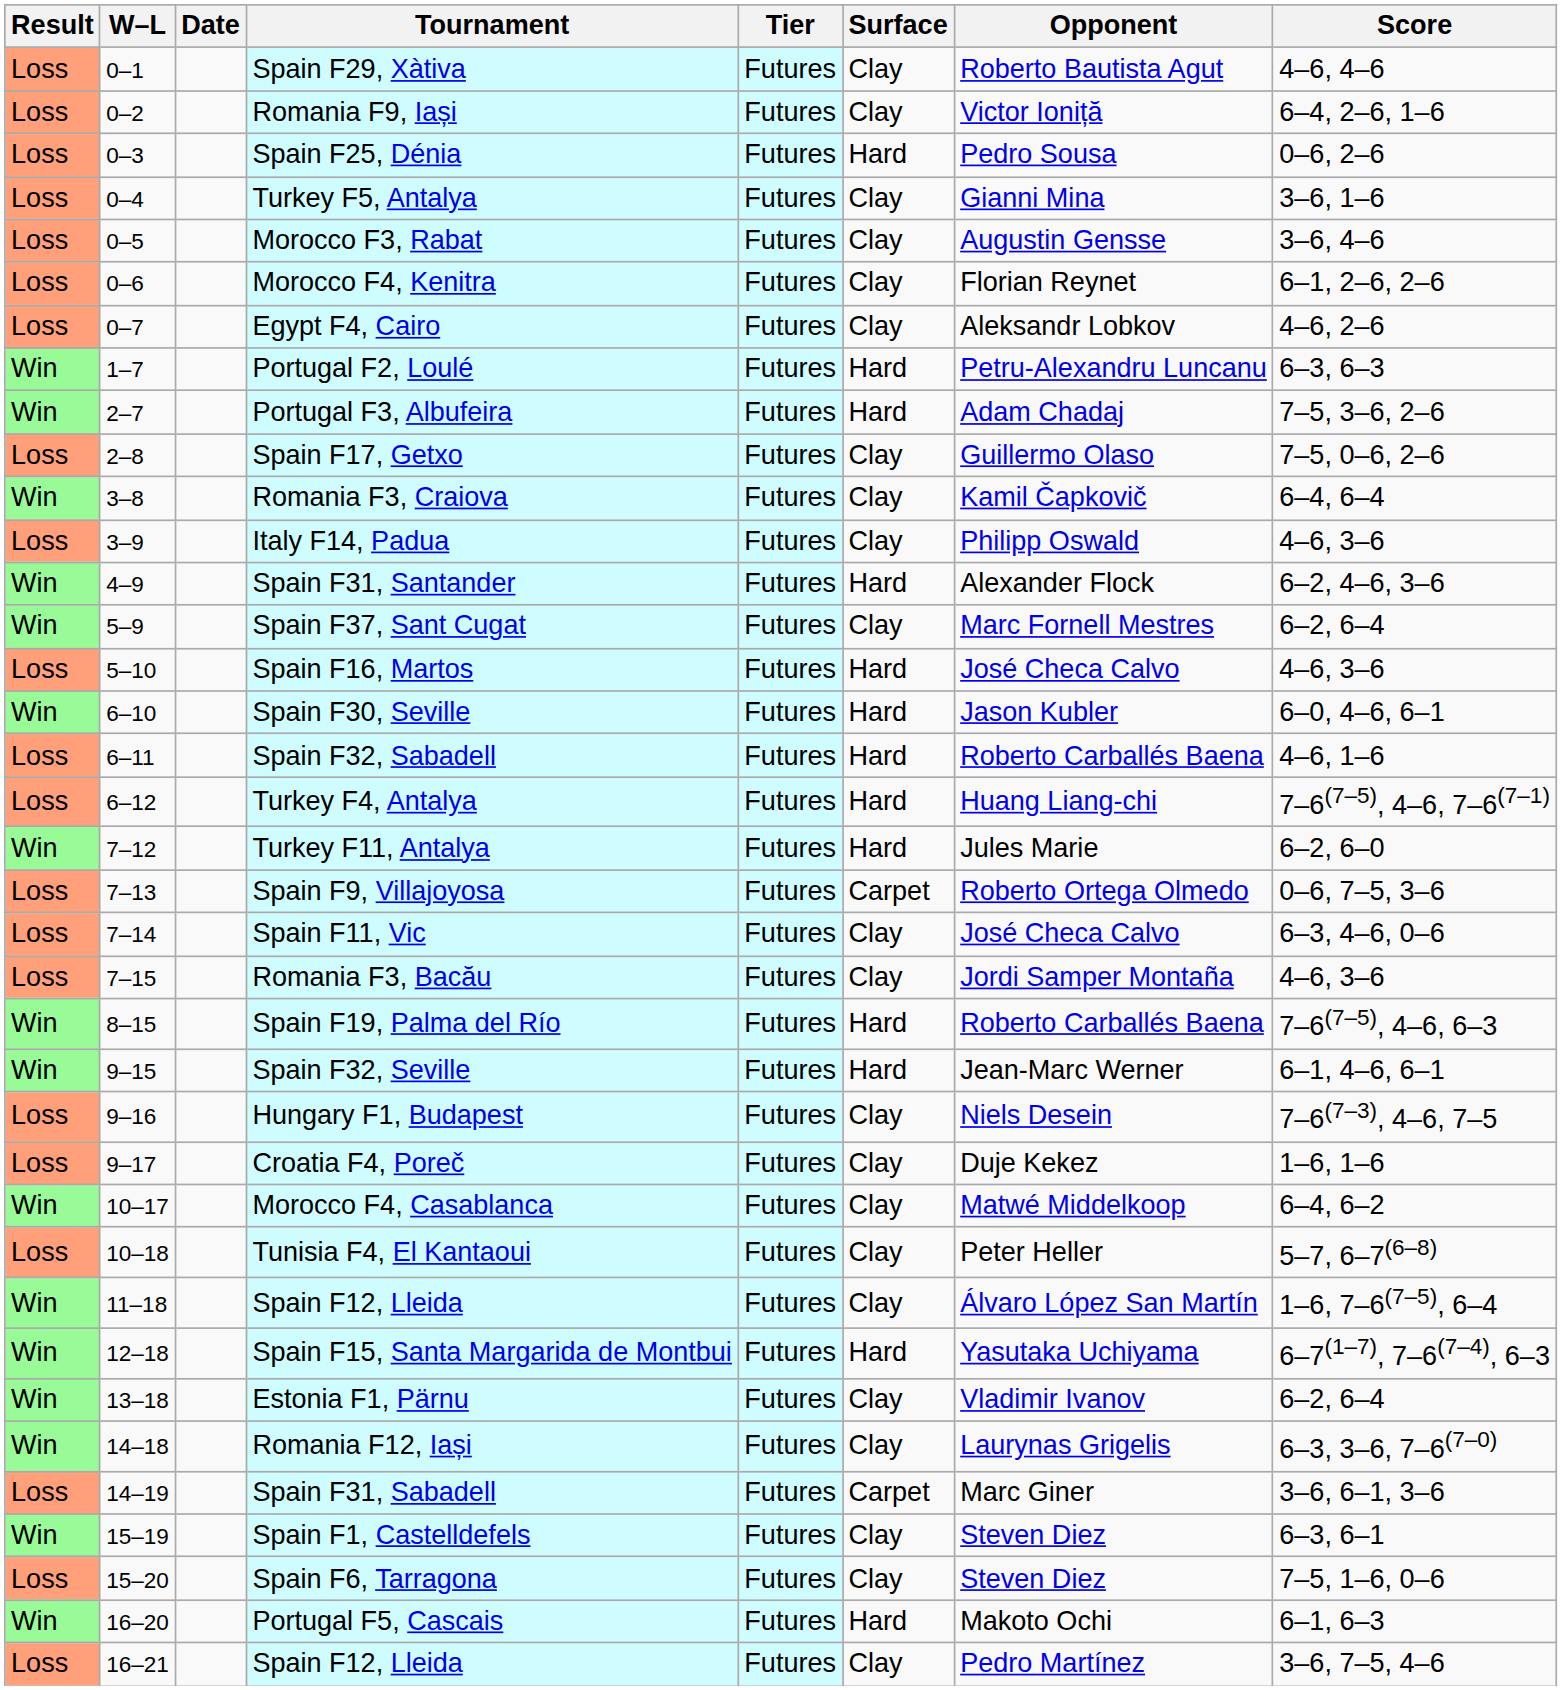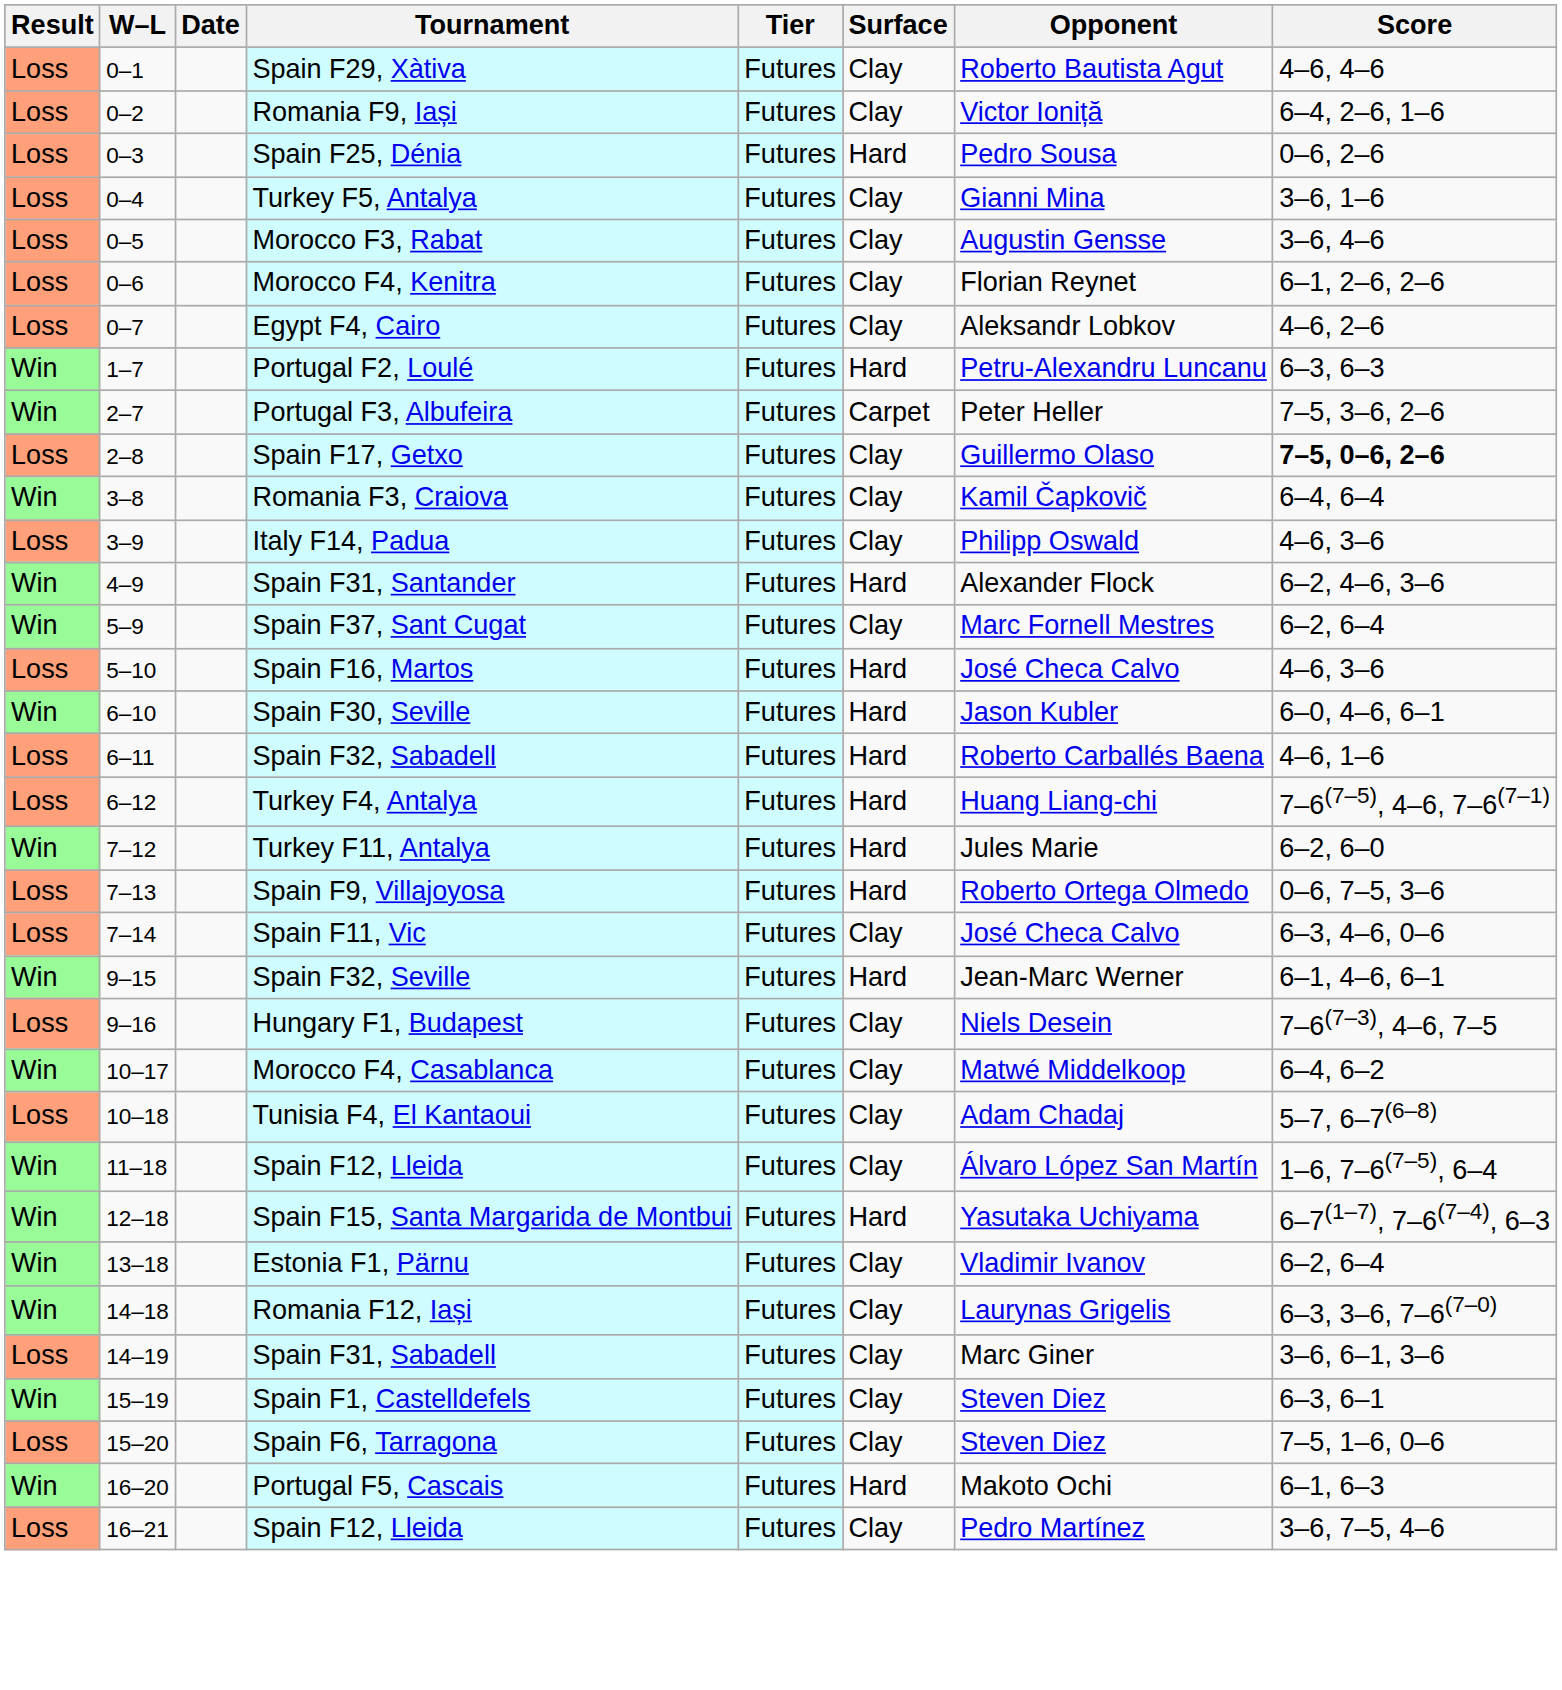(878, 411) Hard -> (889, 411) Carpet
(1042, 411) Adam Chadaj -> (1032, 411) Peter Heller
(1362, 454) normal -> (1362, 454) bold
(889, 890) Carpet -> (878, 890) Hard
- row: (131, 978)
- row: (131, 1024)
- row: (131, 1164)
(1032, 1252) Peter Heller -> (1042, 1116) Adam Chadaj
(889, 1492) Carpet -> (876, 1356) Clay
